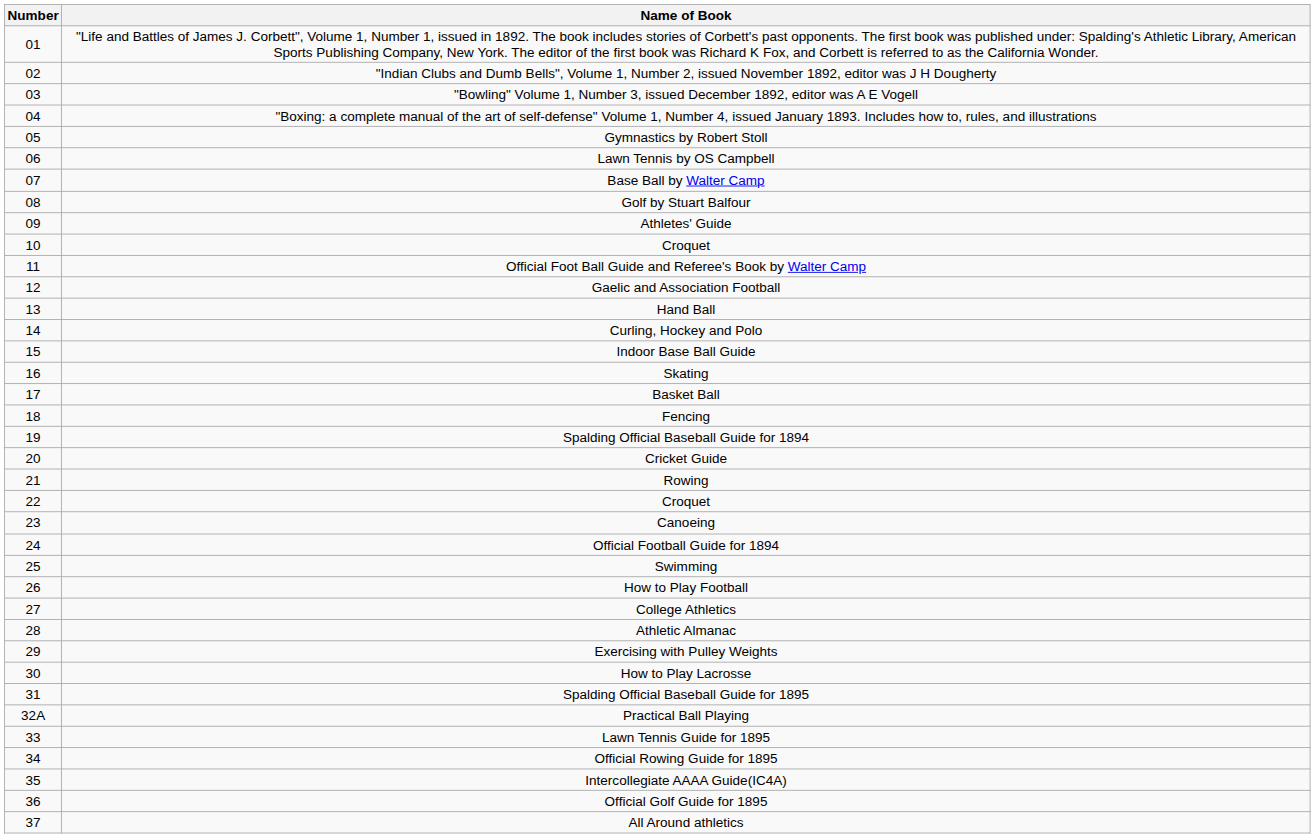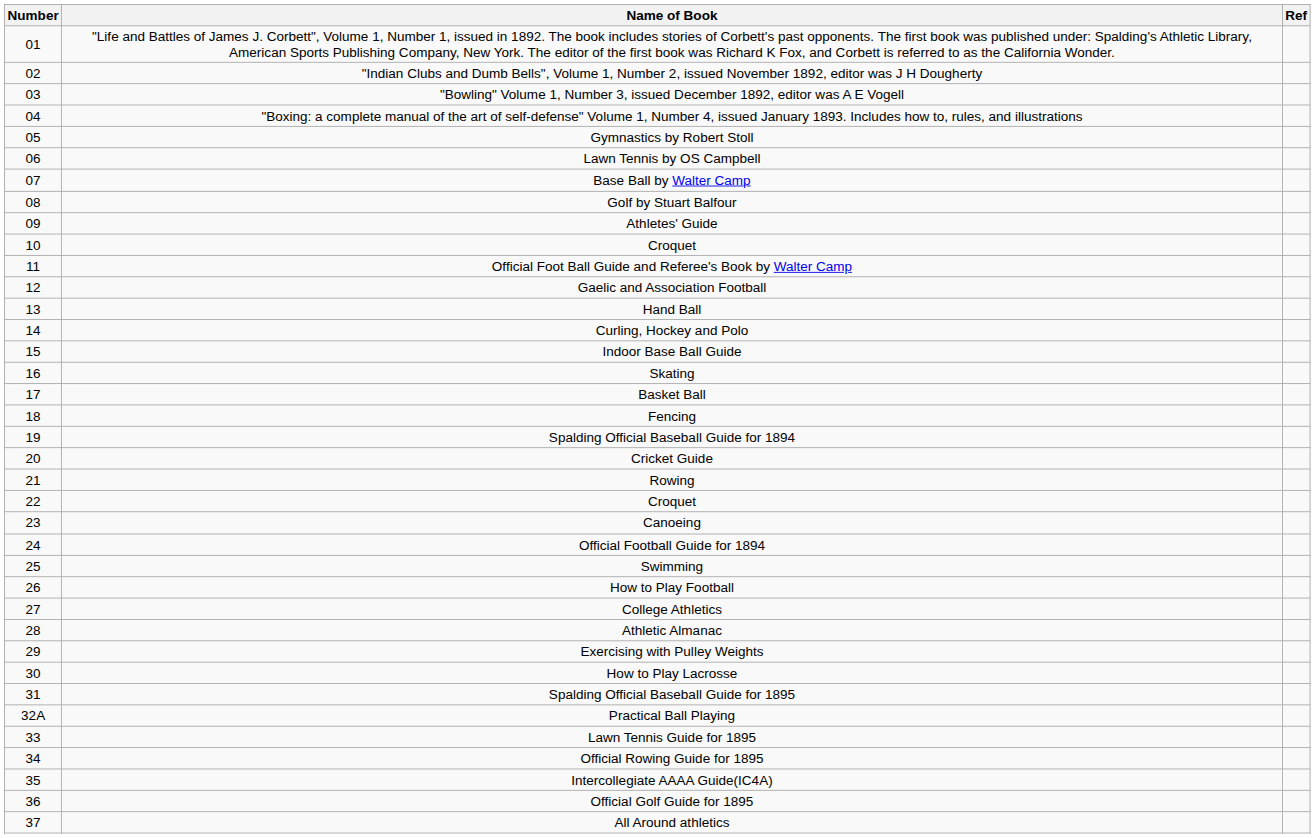+ column: (1296, 15)
